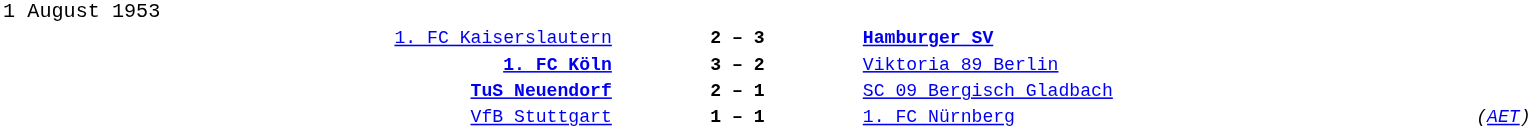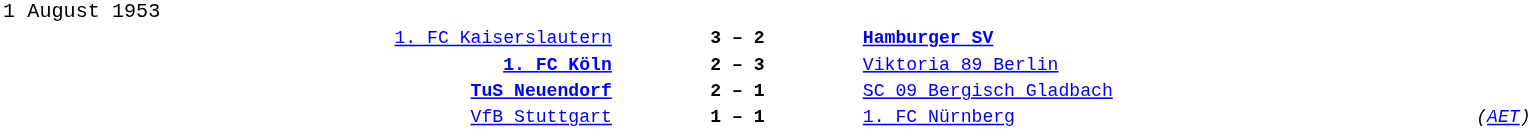(737, 38) 2 – 3 -> (737, 38) 3 – 2
(737, 65) 3 – 2 -> (737, 65) 2 – 3
